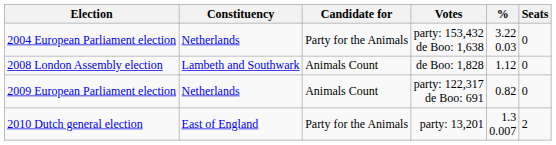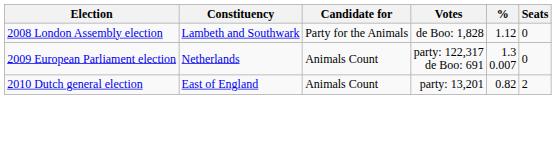- row: (92, 39)
(342, 65) Animals Count -> (357, 33) Party for the Animals
(506, 91) 0.82 -> (503, 58) 1.3 0.007
(357, 123) Party for the Animals -> (342, 84) Animals Count
(503, 123) 1.3 0.007 -> (506, 84) 0.82
